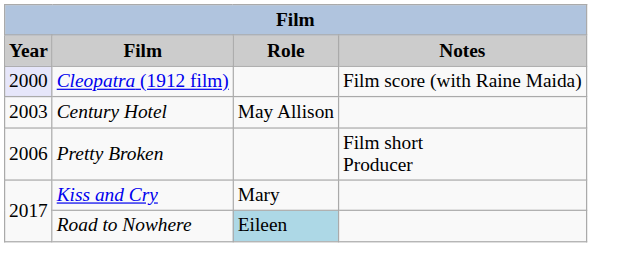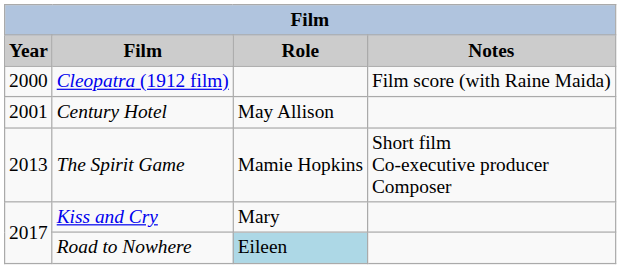(28, 81) lavender background -> (28, 81) no background
(28, 111) 2003 -> (28, 111) 2001
- row: (110, 153)
+ row: (121, 164)
